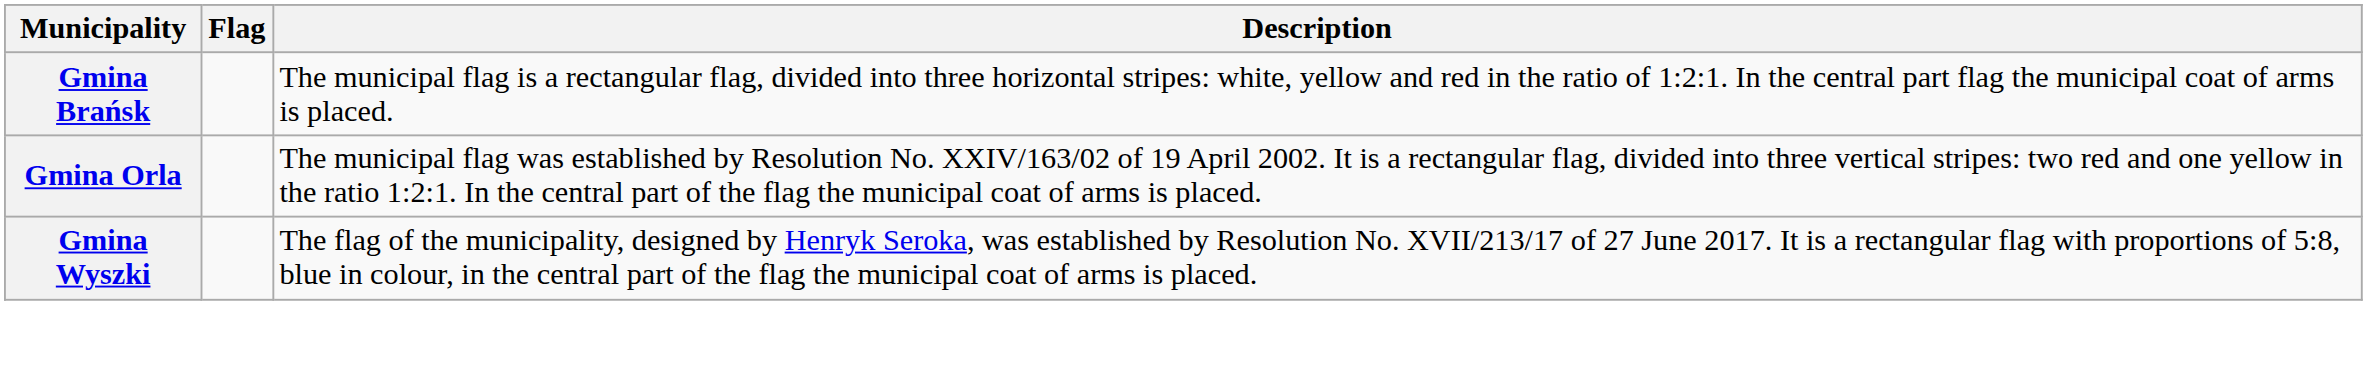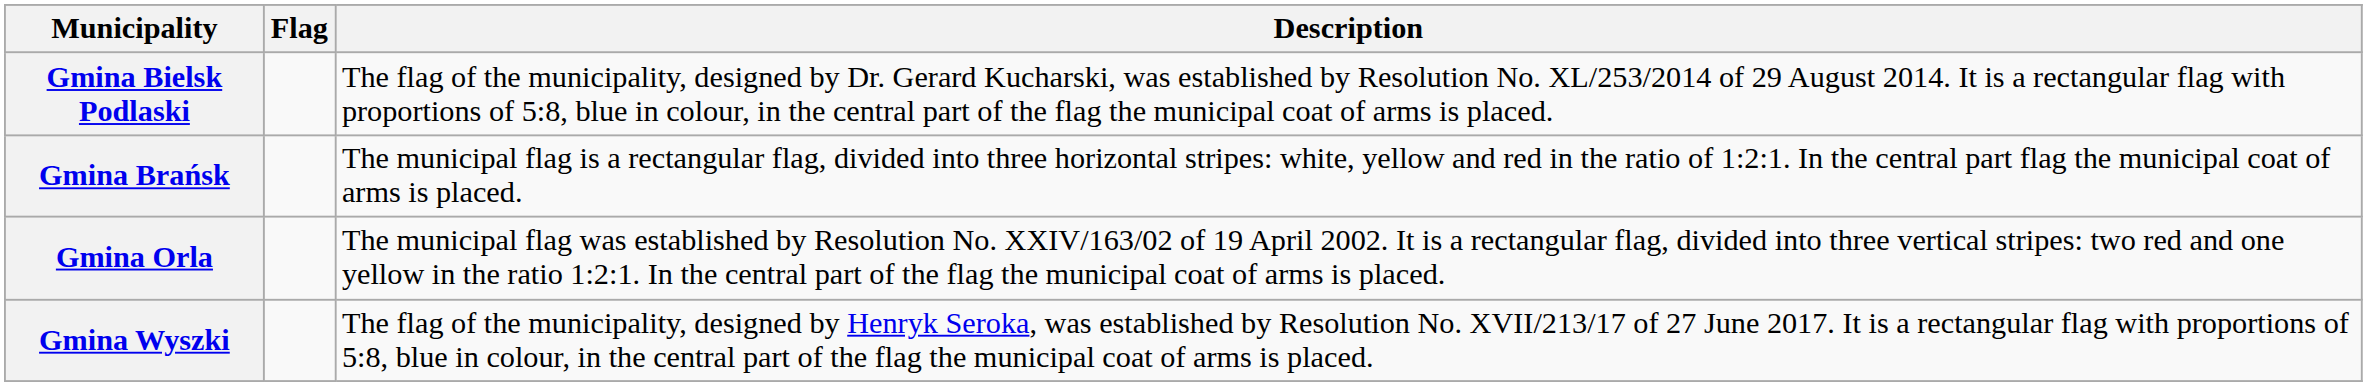+ row: (134, 93)
